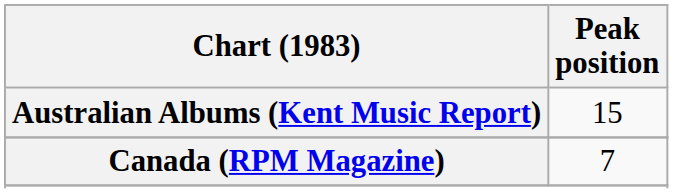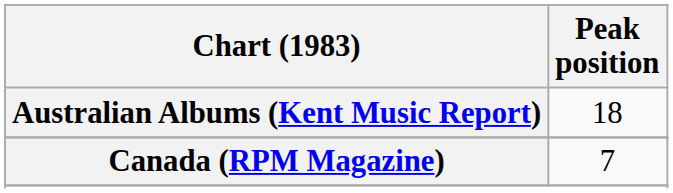(607, 112) 15 -> (607, 112) 18
